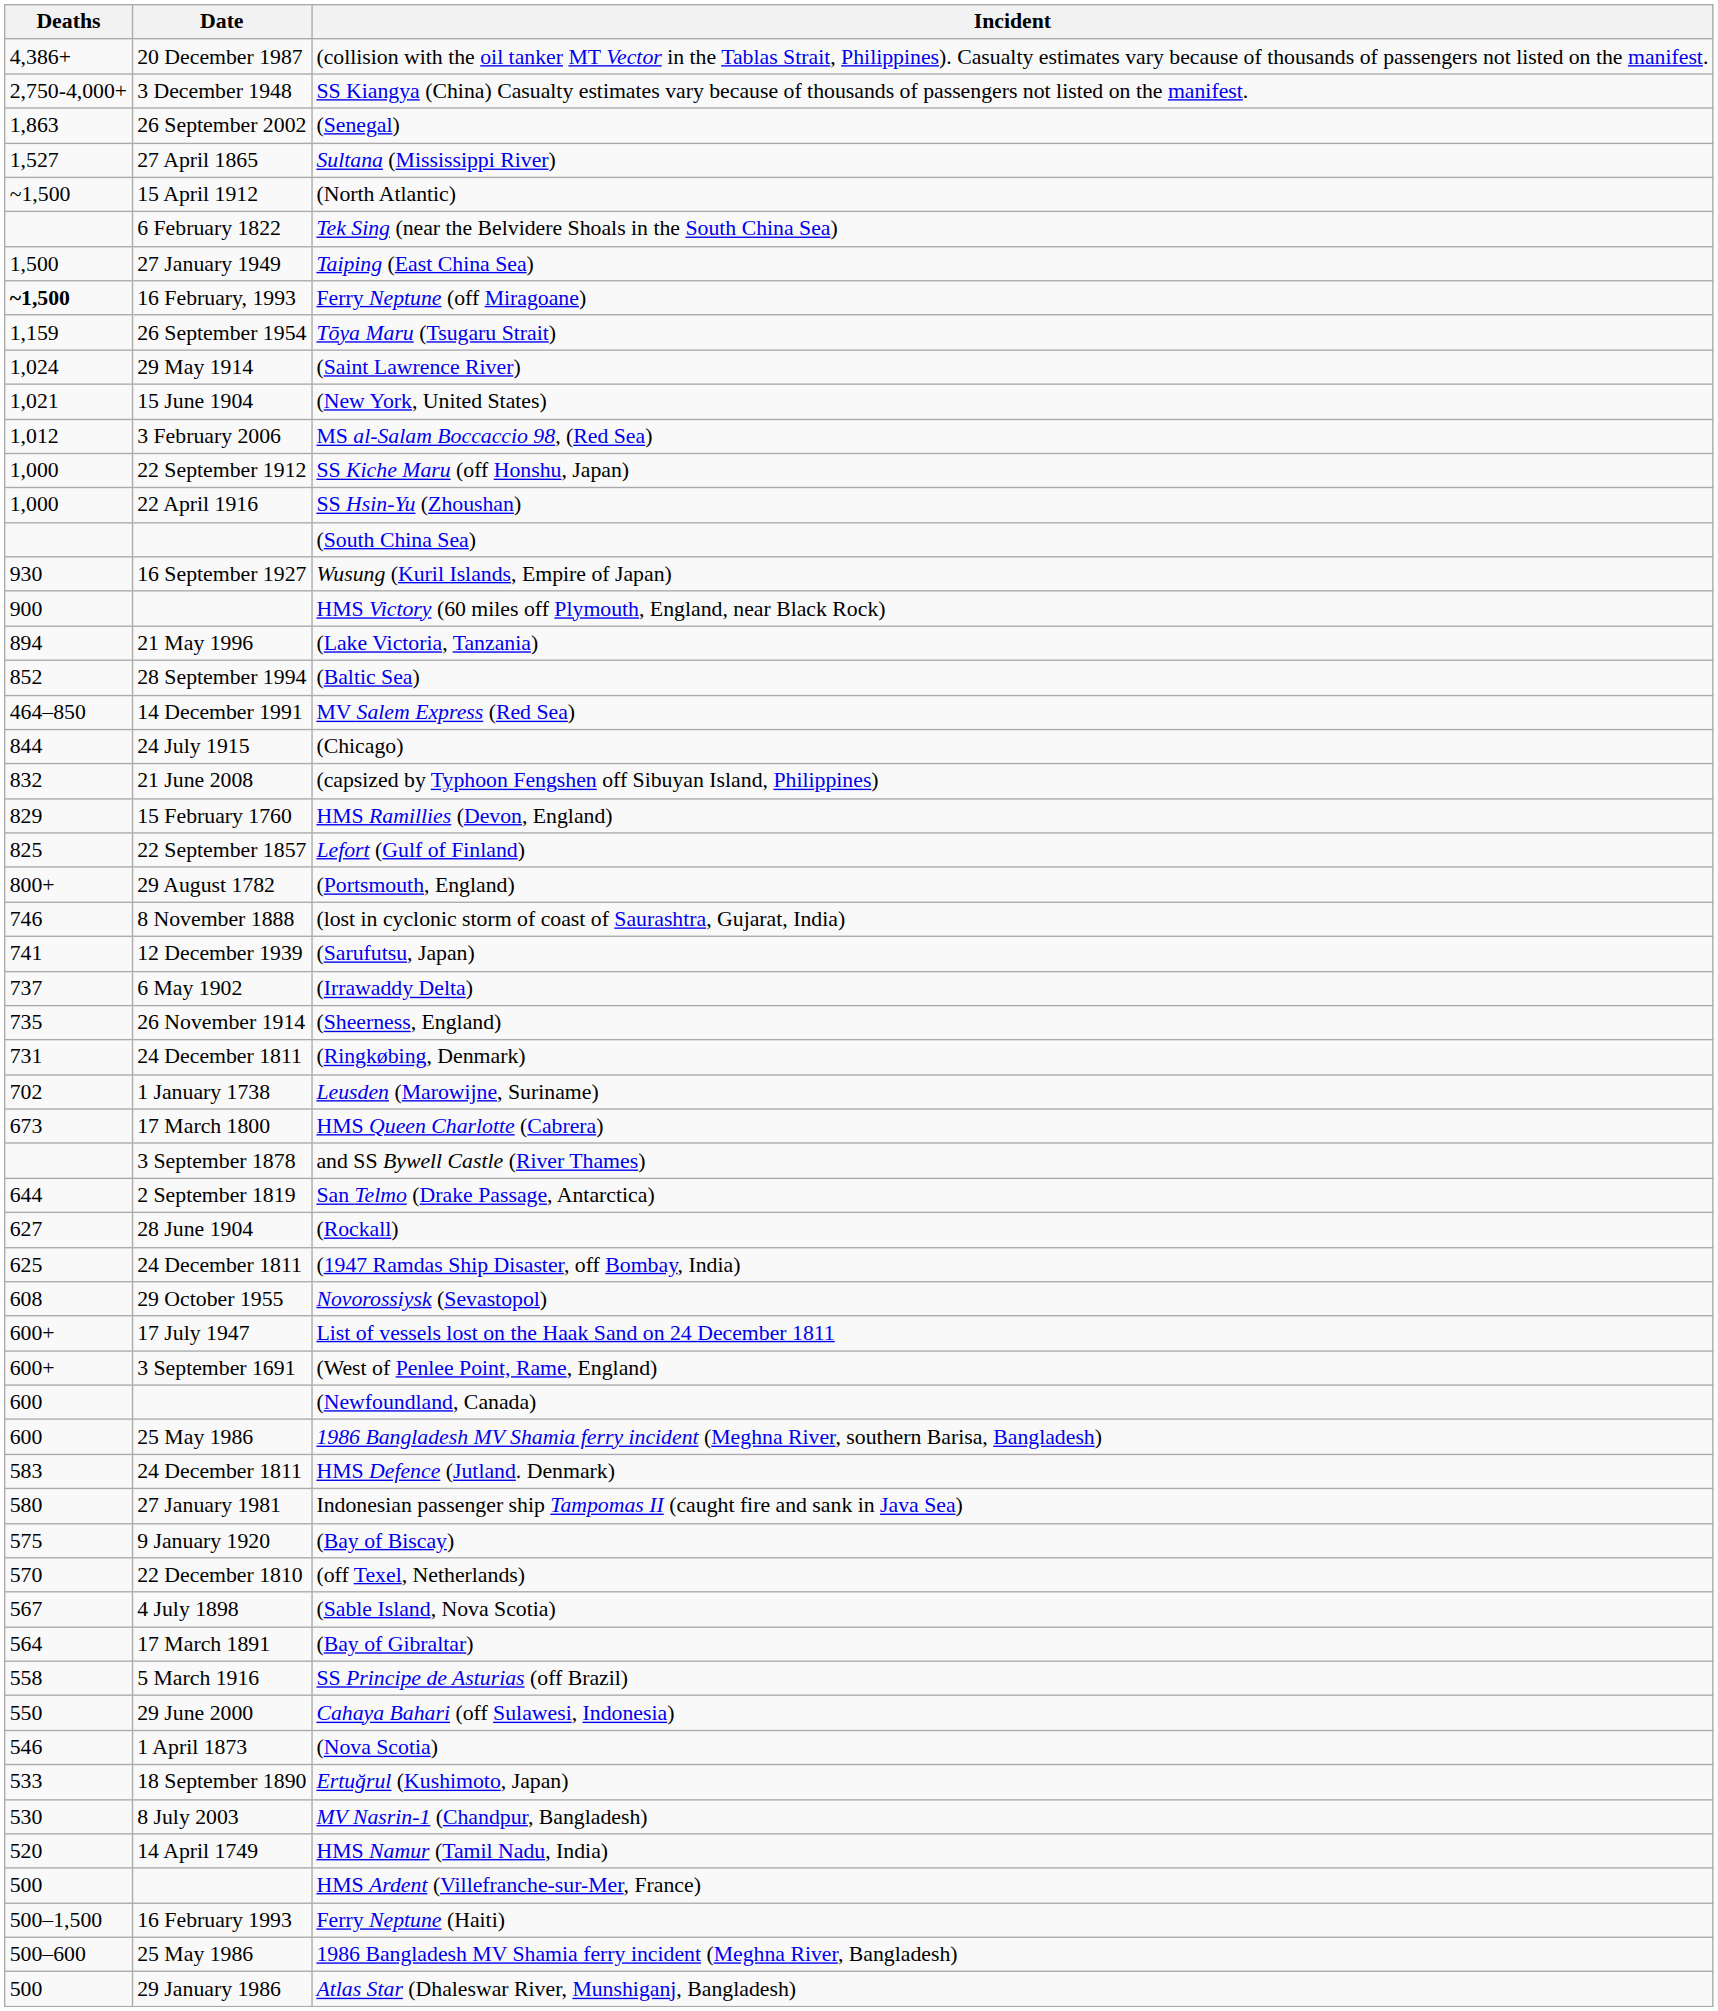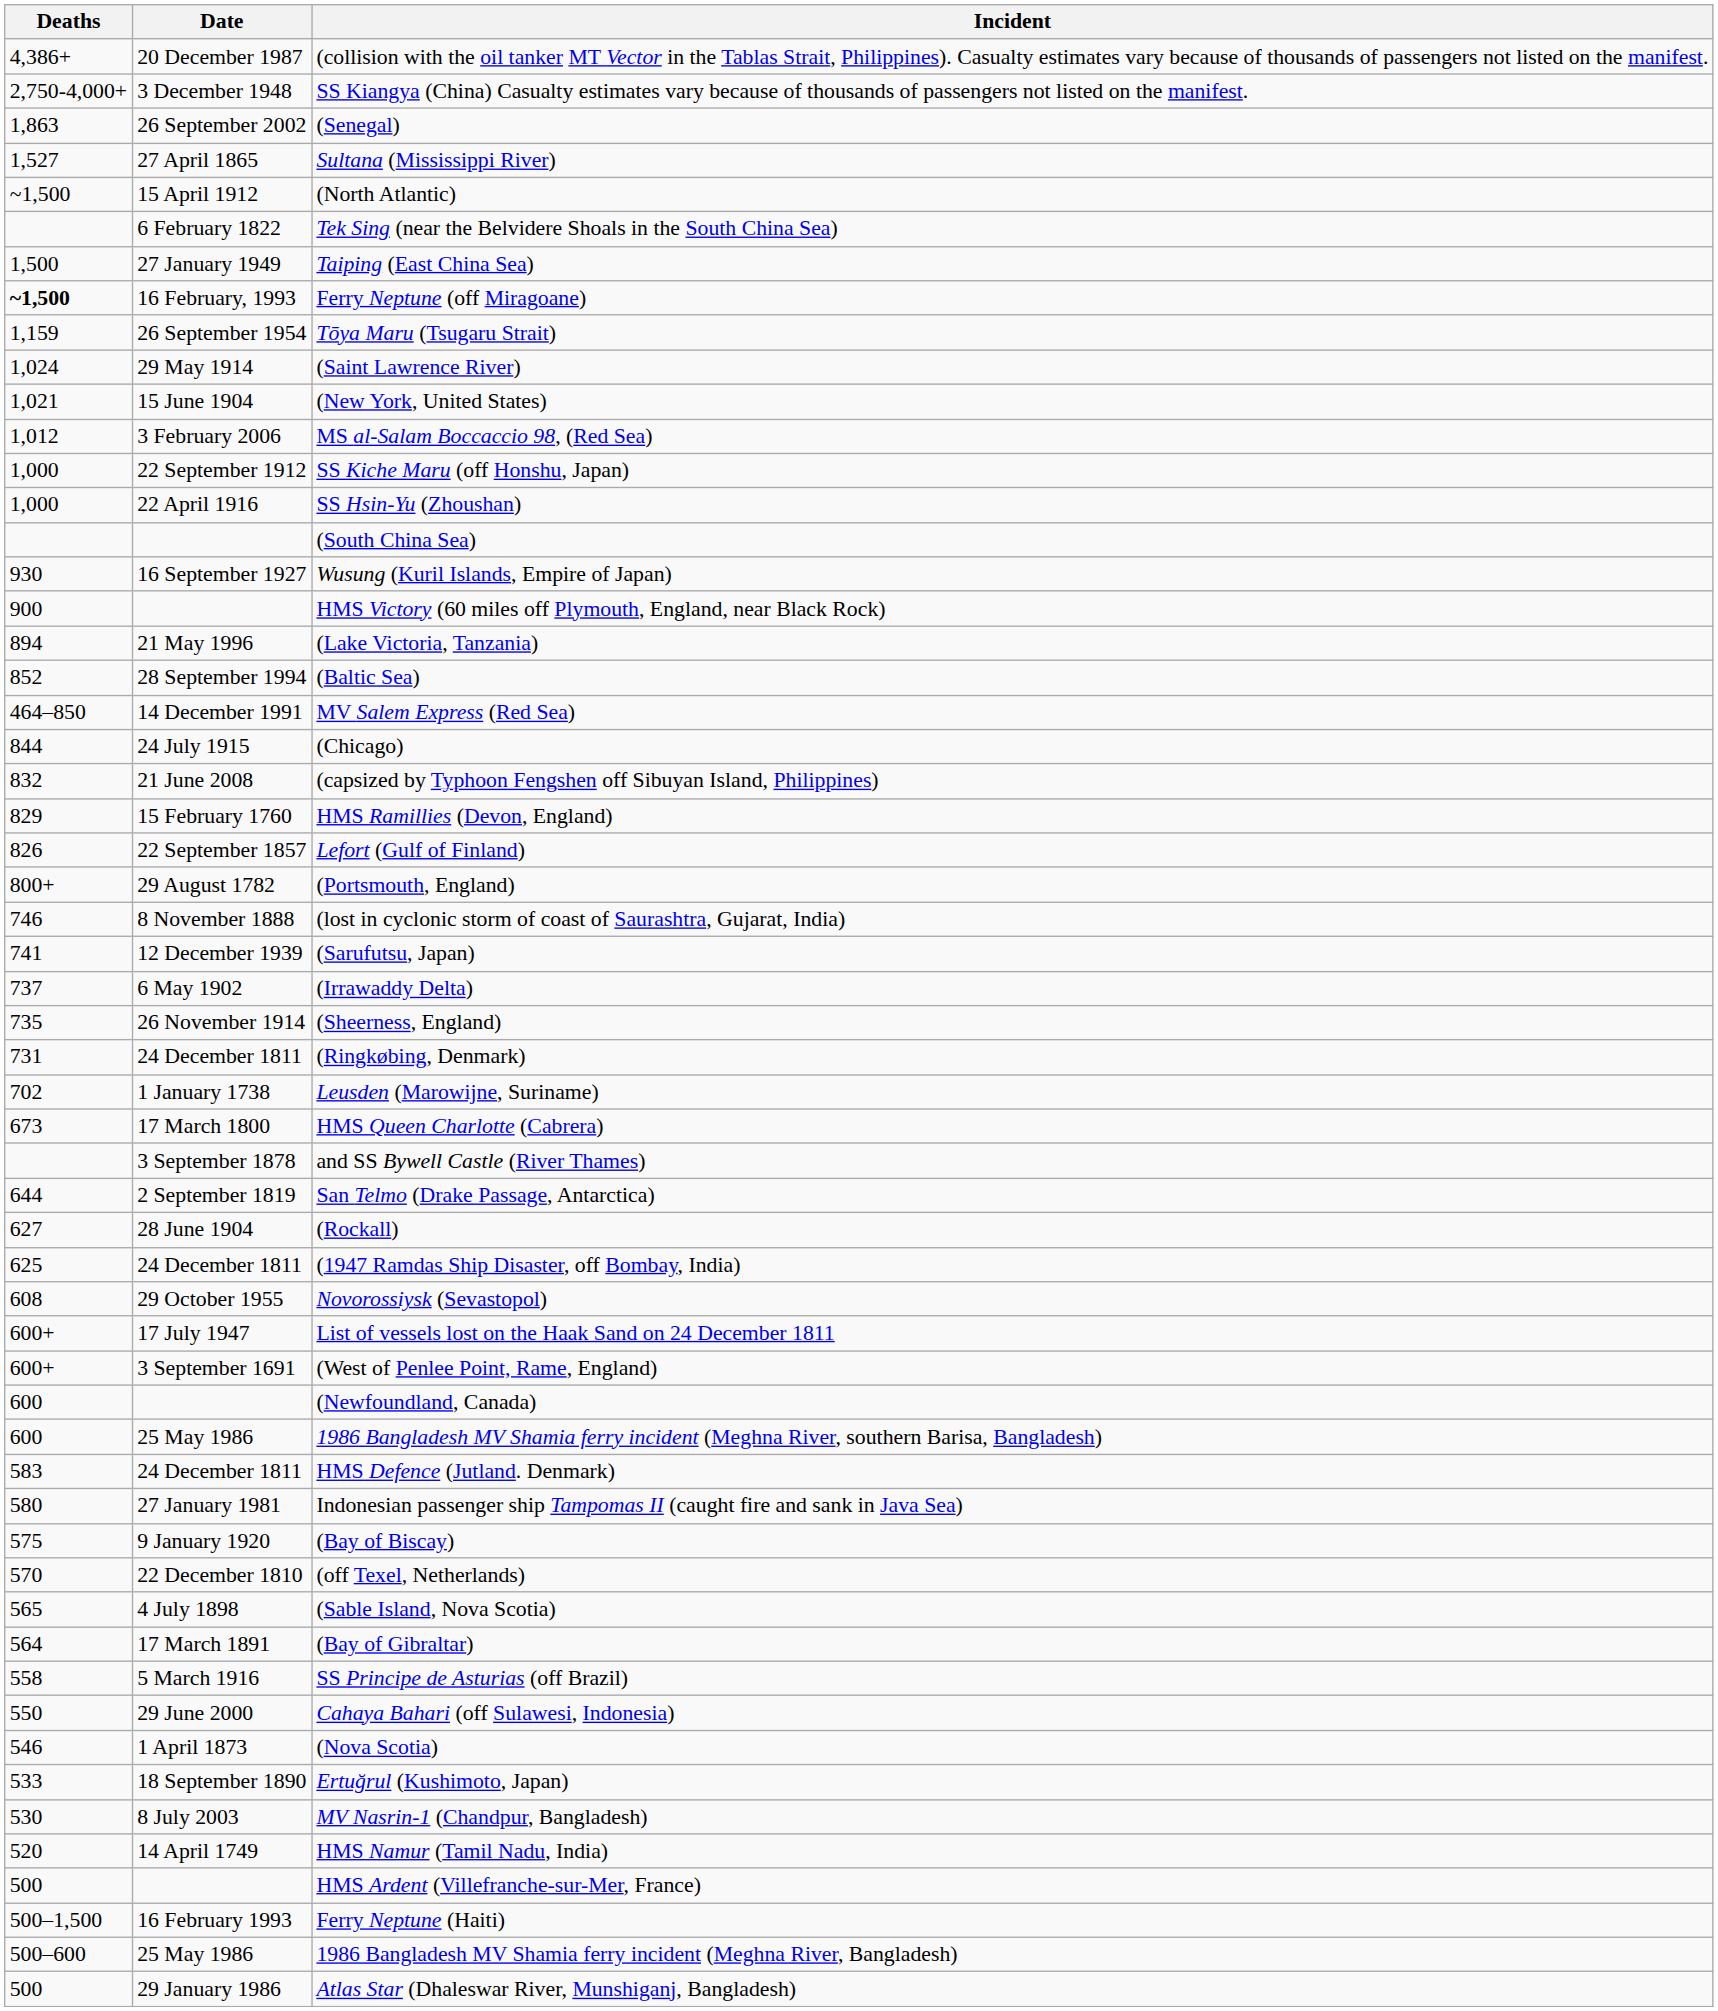(26, 849) 825 -> (26, 849) 826
(26, 1609) 567 -> (26, 1609) 565
